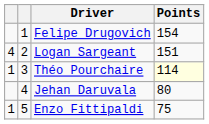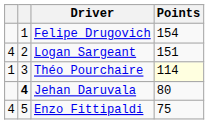(24, 91) normal -> (24, 91) bold
(11, 110) 1 -> (11, 110) 4
